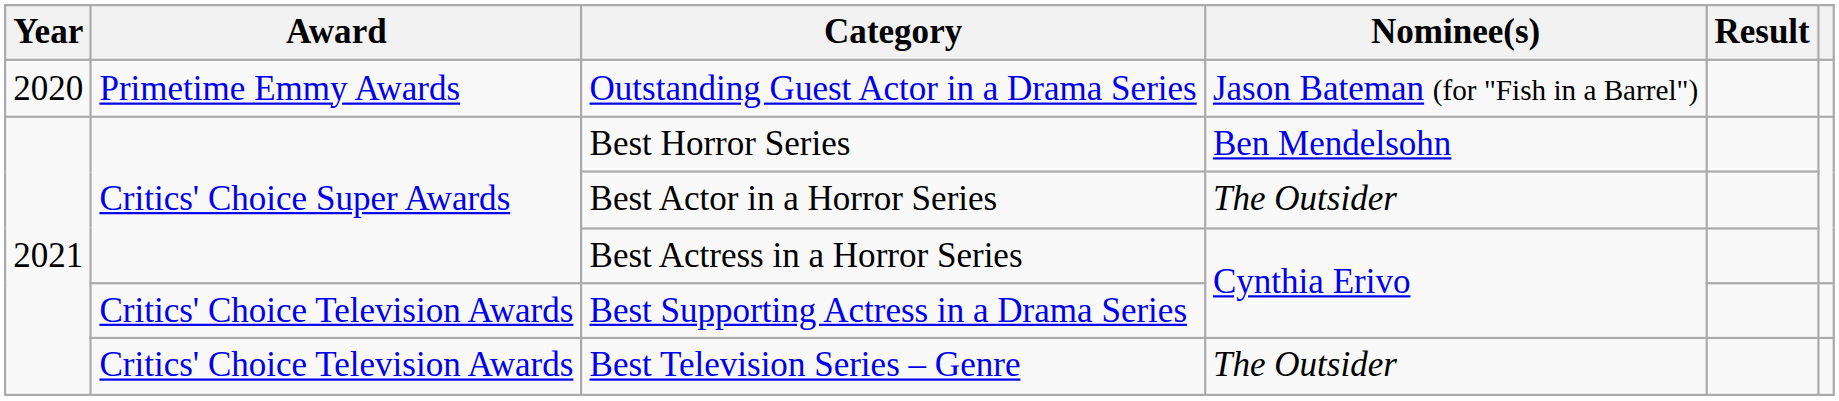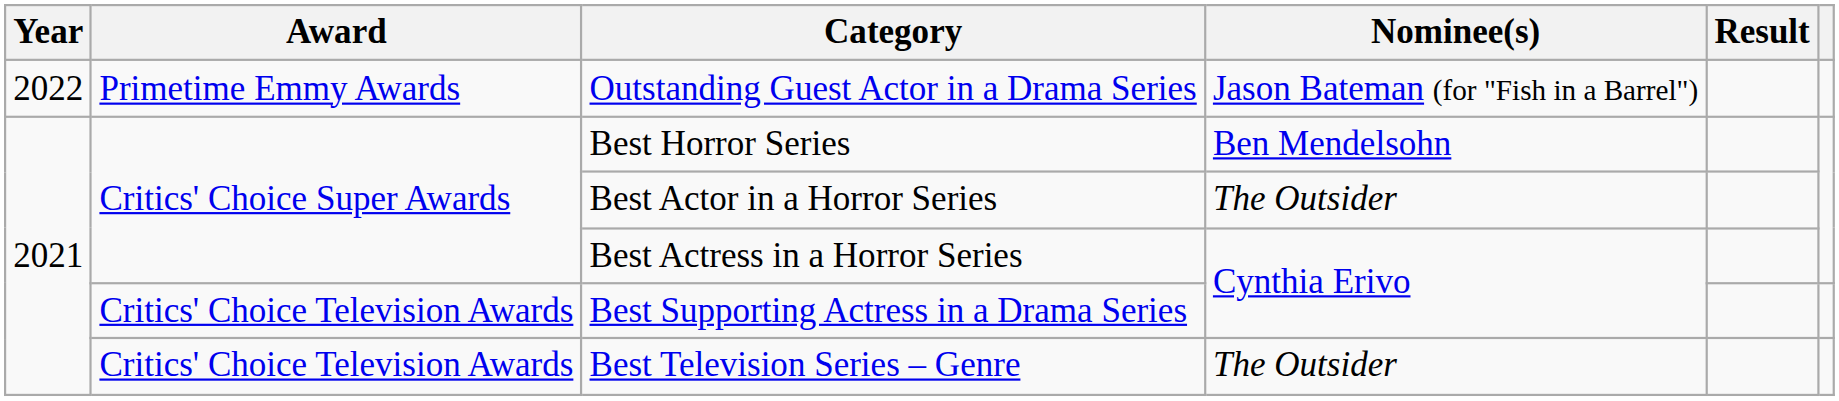(48, 87) 2020 -> (48, 87) 2022
